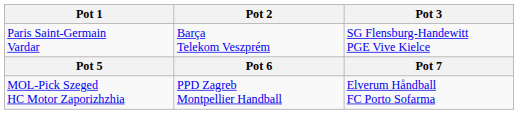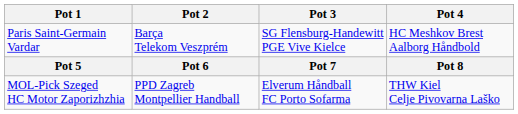+ column: (450, 14)
